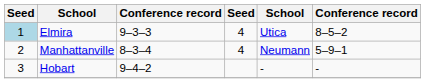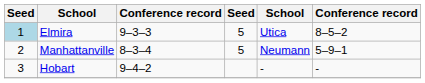(241, 31) 4 -> (241, 31) 5
(241, 50) 4 -> (241, 50) 5
